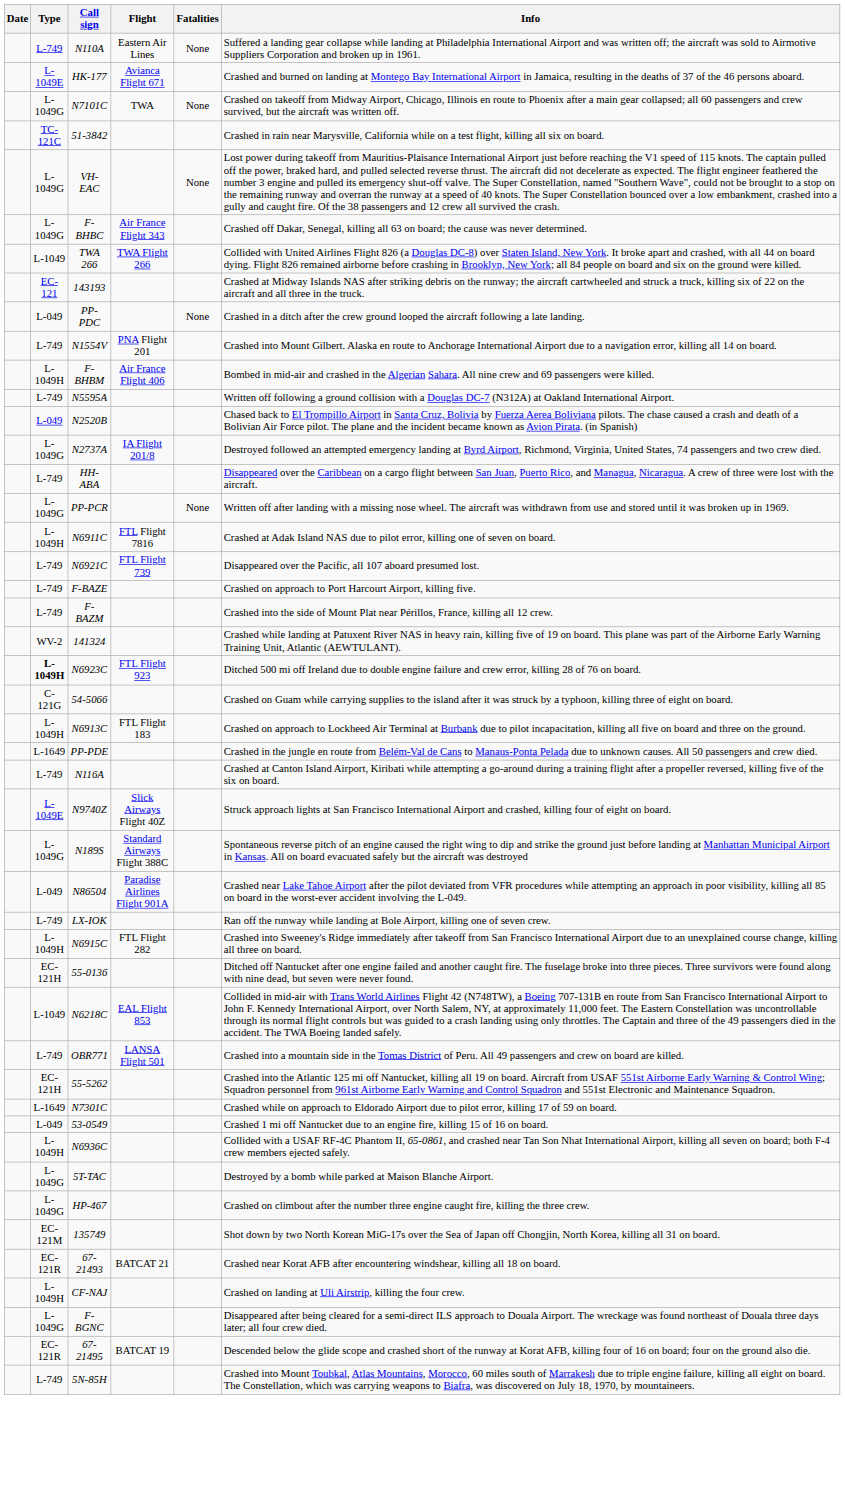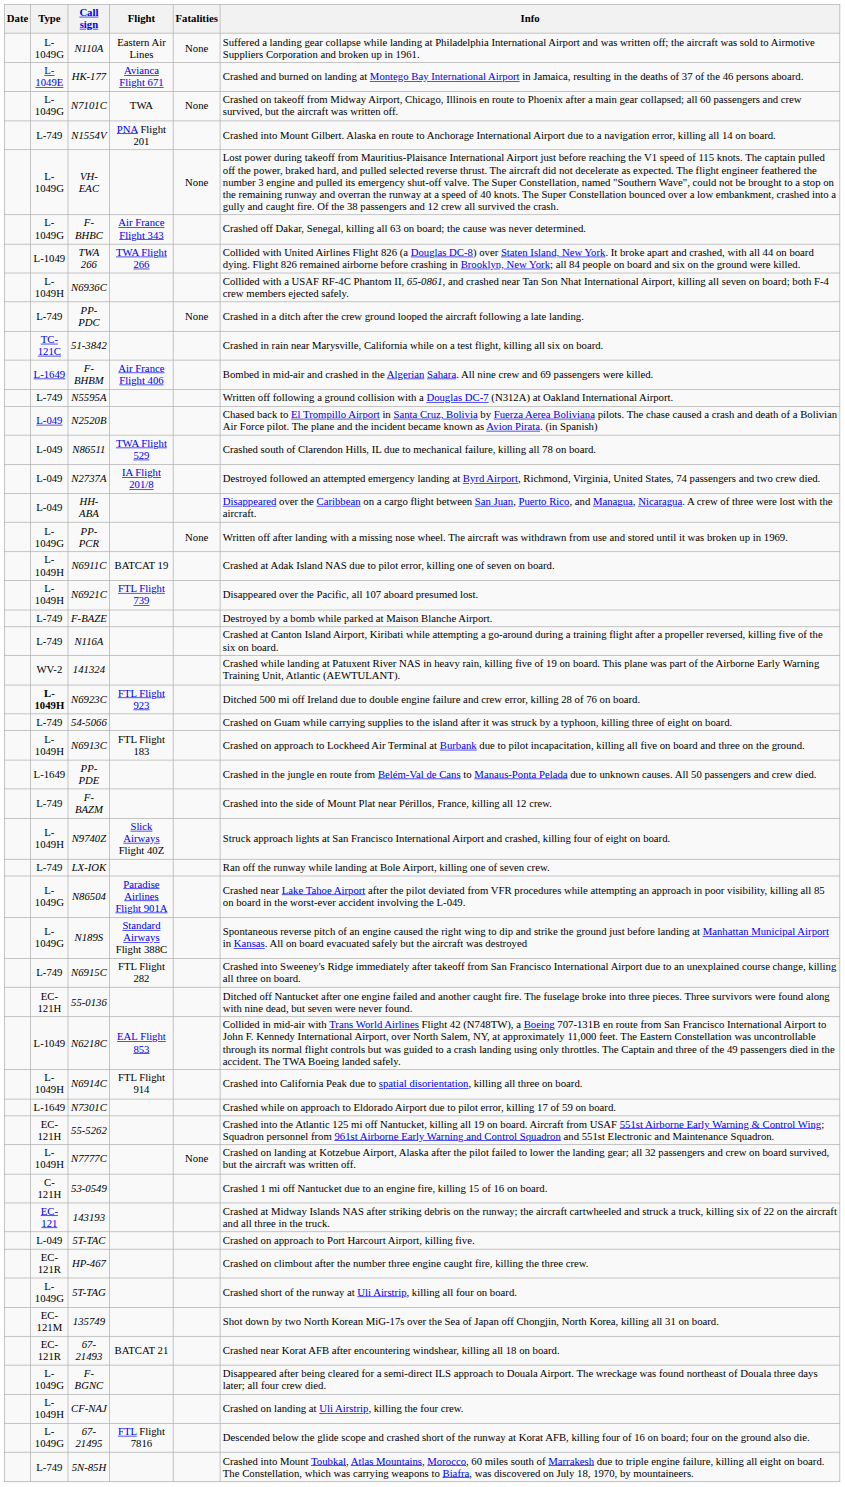(49, 48) L-749 -> (49, 48) L-1049G
rows swapped: (89, 345) <-> (89, 135)
rows swapped: (89, 287) <-> (89, 1147)
(49, 316) L-049 -> (49, 316) L-749
(49, 374) L-1049H -> (49, 374) L-1649
+ row: (89, 450)
(49, 450) L-1049G -> (49, 479) L-049
(49, 479) L-749 -> (49, 508) L-049
(142, 537) FTL Flight 7816 -> (141, 566) BATCAT 19
(49, 566) L-749 -> (49, 595) L-1049H
(350, 589) Crashed on approach to Port Harcourt Airport, killing five. -> (358, 618) Destroyed by a bomb while parked at Maison Blanche Airport.
rows swapped: (89, 774) <-> (89, 612)
(49, 699) C-121G -> (49, 722) L-749
(49, 809) L-1049E -> (49, 838) L-1049H
rows swapped: (89, 850) <-> (89, 921)
(49, 891) L-049 -> (49, 896) L-1049G
(49, 944) L-1049H -> (49, 973) L-749
+ row: (89, 1084)
- row: (89, 1055)
rows swapped: (89, 1084) <-> (89, 1107)
+ row: (89, 1159)
(49, 1124) L-049 -> (49, 1188) C-121H
(49, 1176) L-1049G -> (49, 1240) L-049
(359, 1176) Destroyed by a bomb while parked at Maison Blanche Airport. -> (349, 1240) Crashed on approach to Port Harcourt Airport, killing five.
(49, 1205) L-1049G -> (49, 1263) EC-121R
+ row: (89, 1292)
rows swapped: (89, 1292) <-> (89, 1321)
(49, 1350) EC-121R -> (49, 1438) L-1049G
(142, 1350) BATCAT 19 -> (141, 1438) FTL Flight 7816
